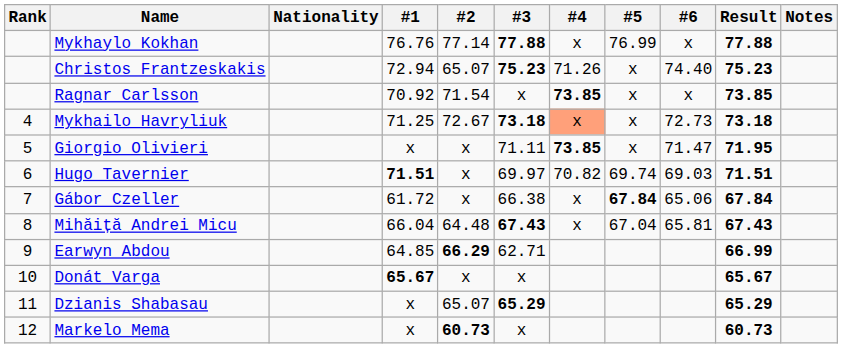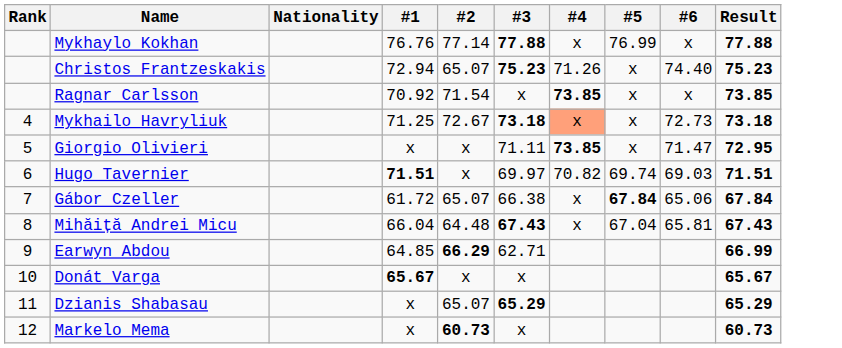- column: (809, 18)
(749, 148) 71.95 -> (749, 148) 72.95
(466, 200) x -> (466, 200) 65.07
